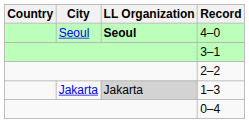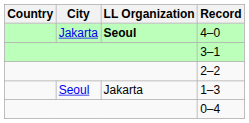(74, 33) Seoul -> (78, 33) Jakarta
(78, 90) Jakarta -> (74, 90) Seoul
(123, 90) lightgrey background -> (123, 90) no background
